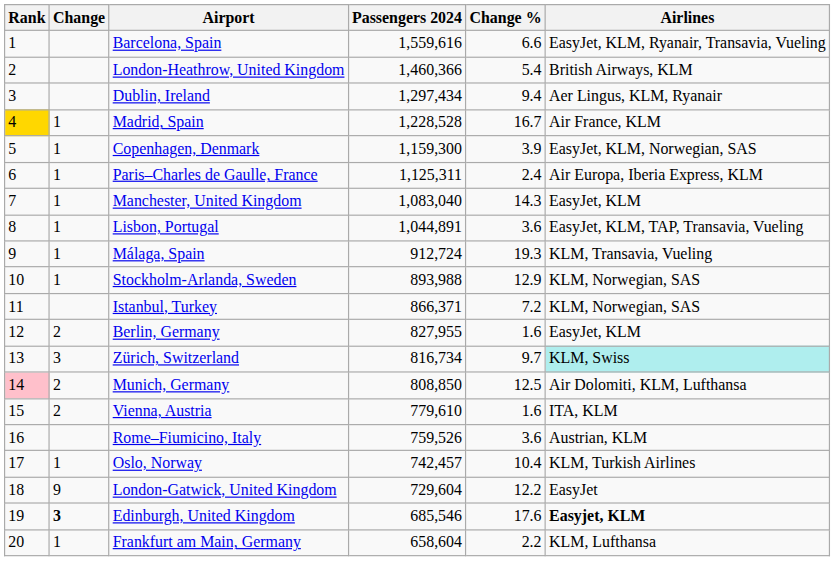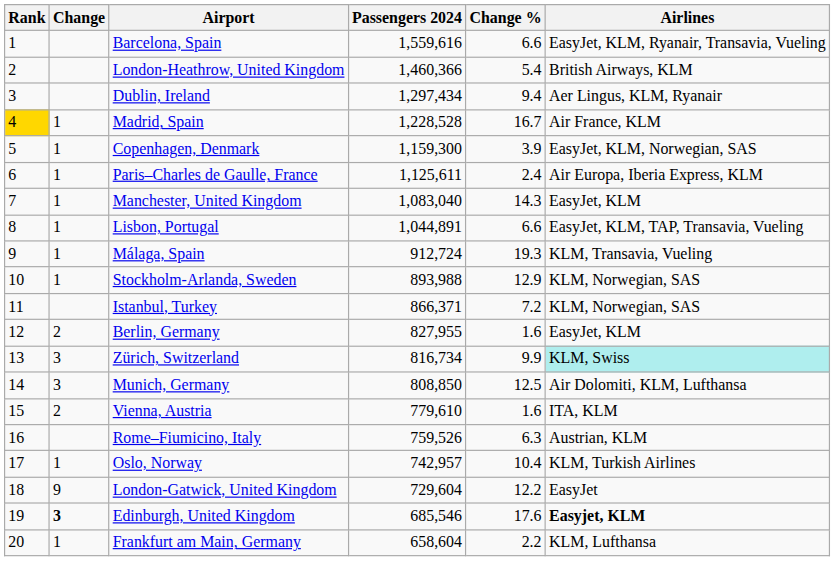(430, 174) 1,125,311 -> (430, 174) 1,125,611
(532, 227) 3.6 -> (532, 227) 6.6
(532, 358) 9.7 -> (532, 358) 9.9
(16, 384) pink background -> (16, 384) no background
(57, 384) 2 -> (57, 384) 3
(532, 437) 3.6 -> (532, 437) 6.3
(436, 463) 742,457 -> (436, 463) 742,957
